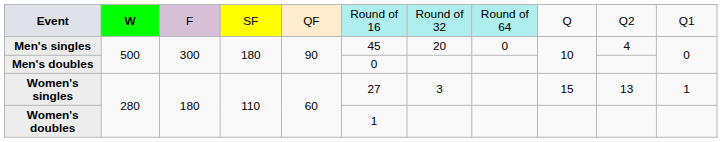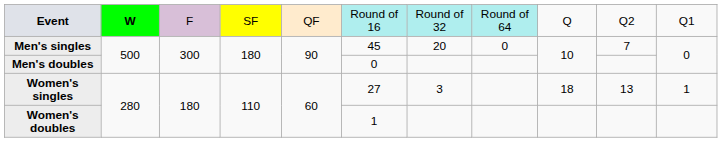(627, 46) 4 -> (627, 46) 7
(567, 90) 15 -> (567, 90) 18
